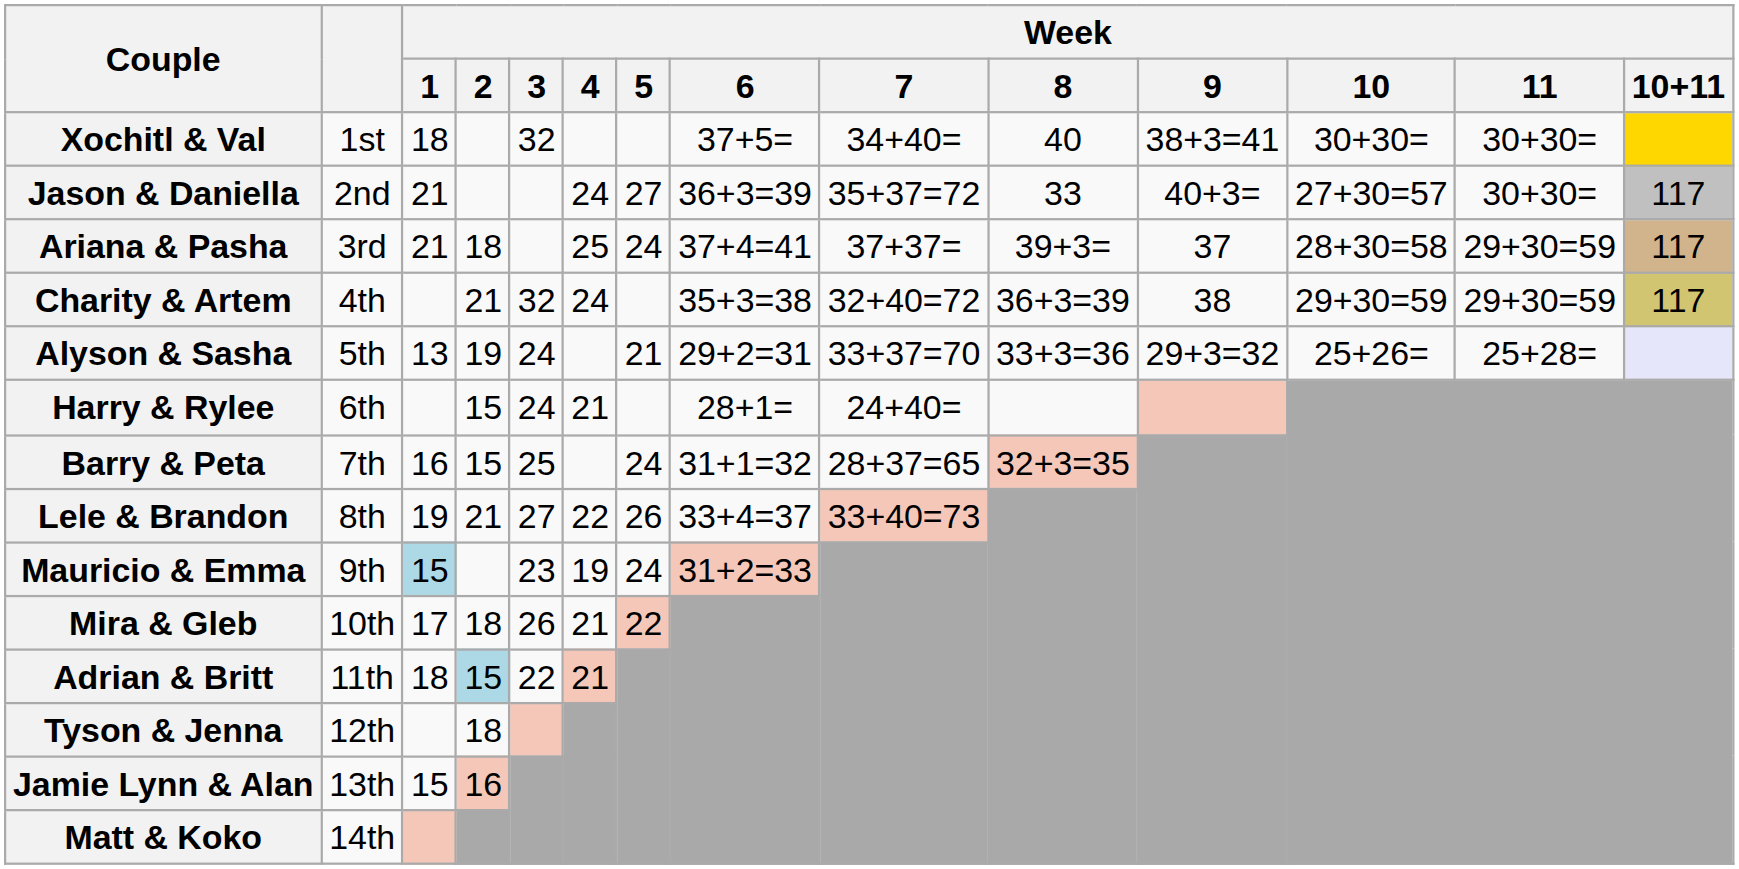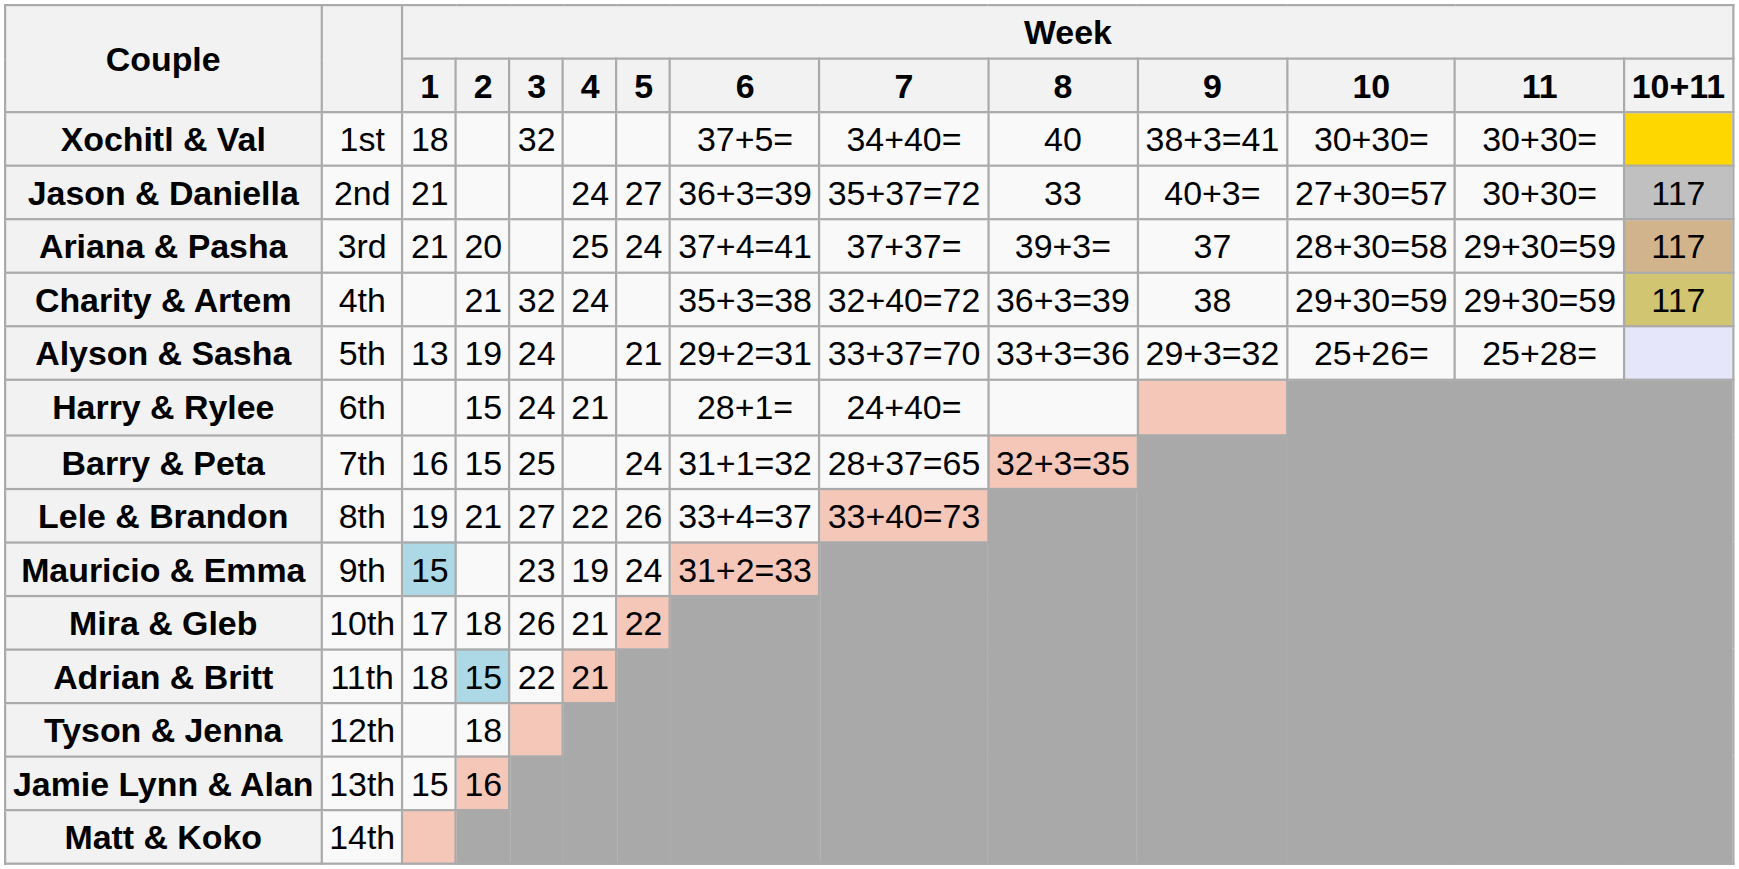(483, 247) 18 -> (483, 247) 20
